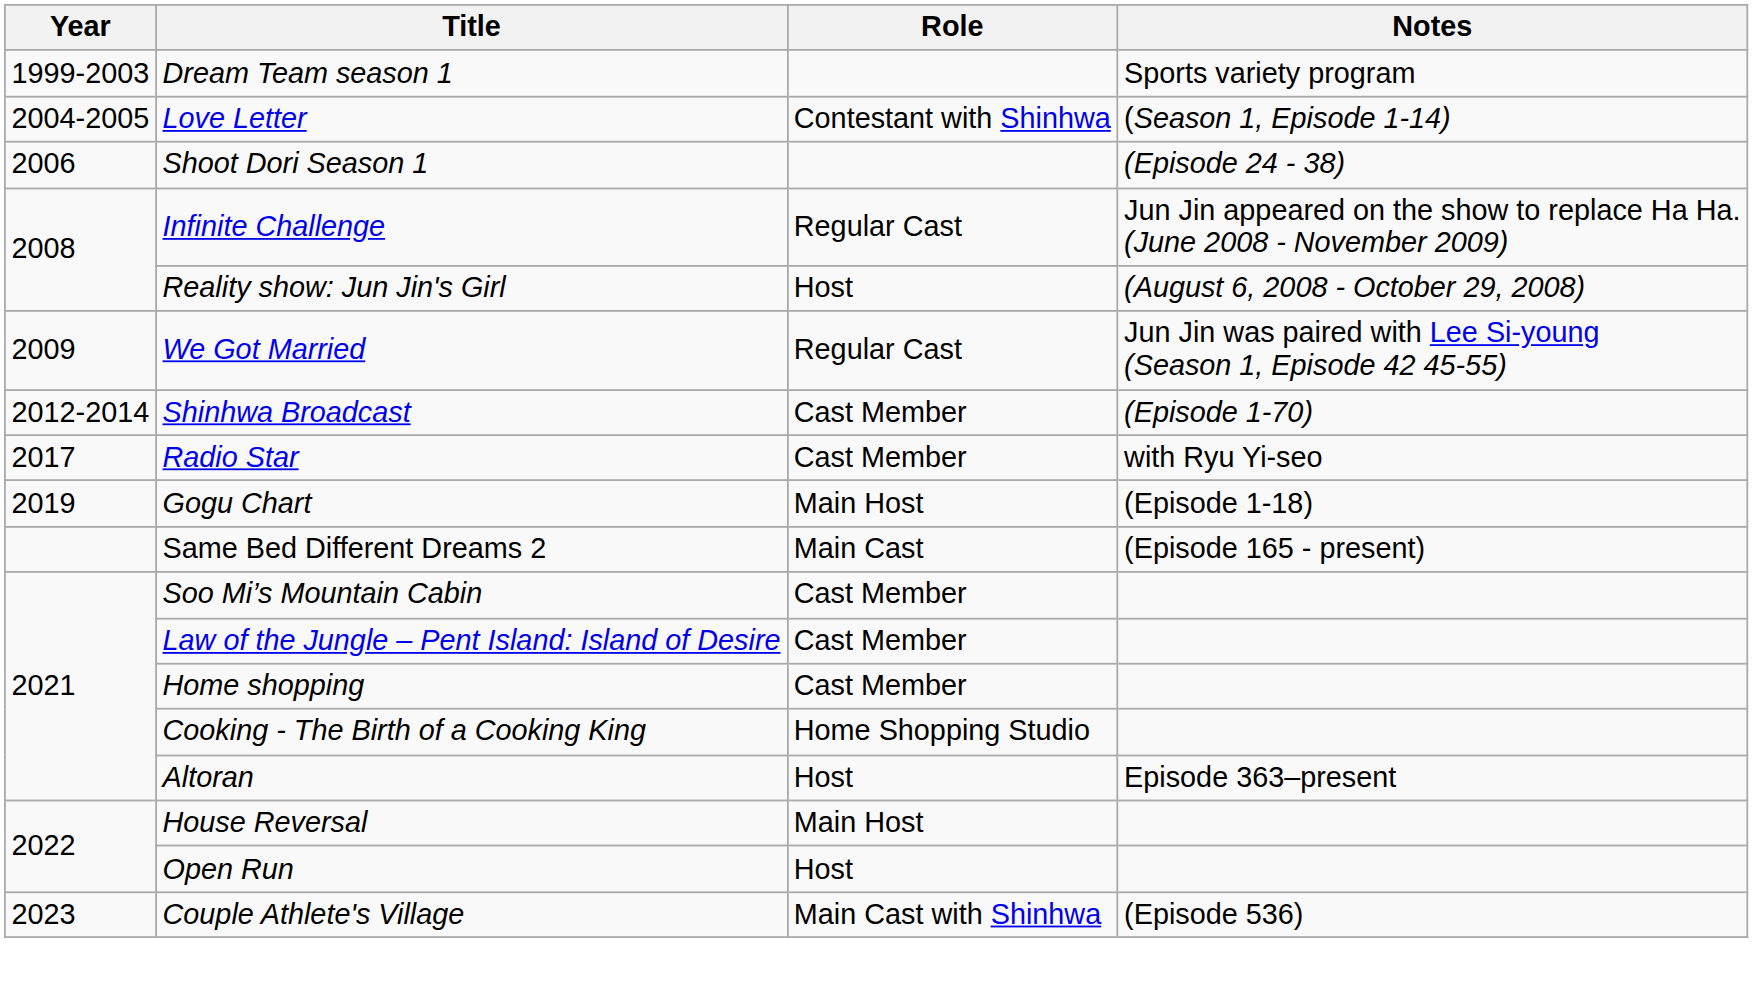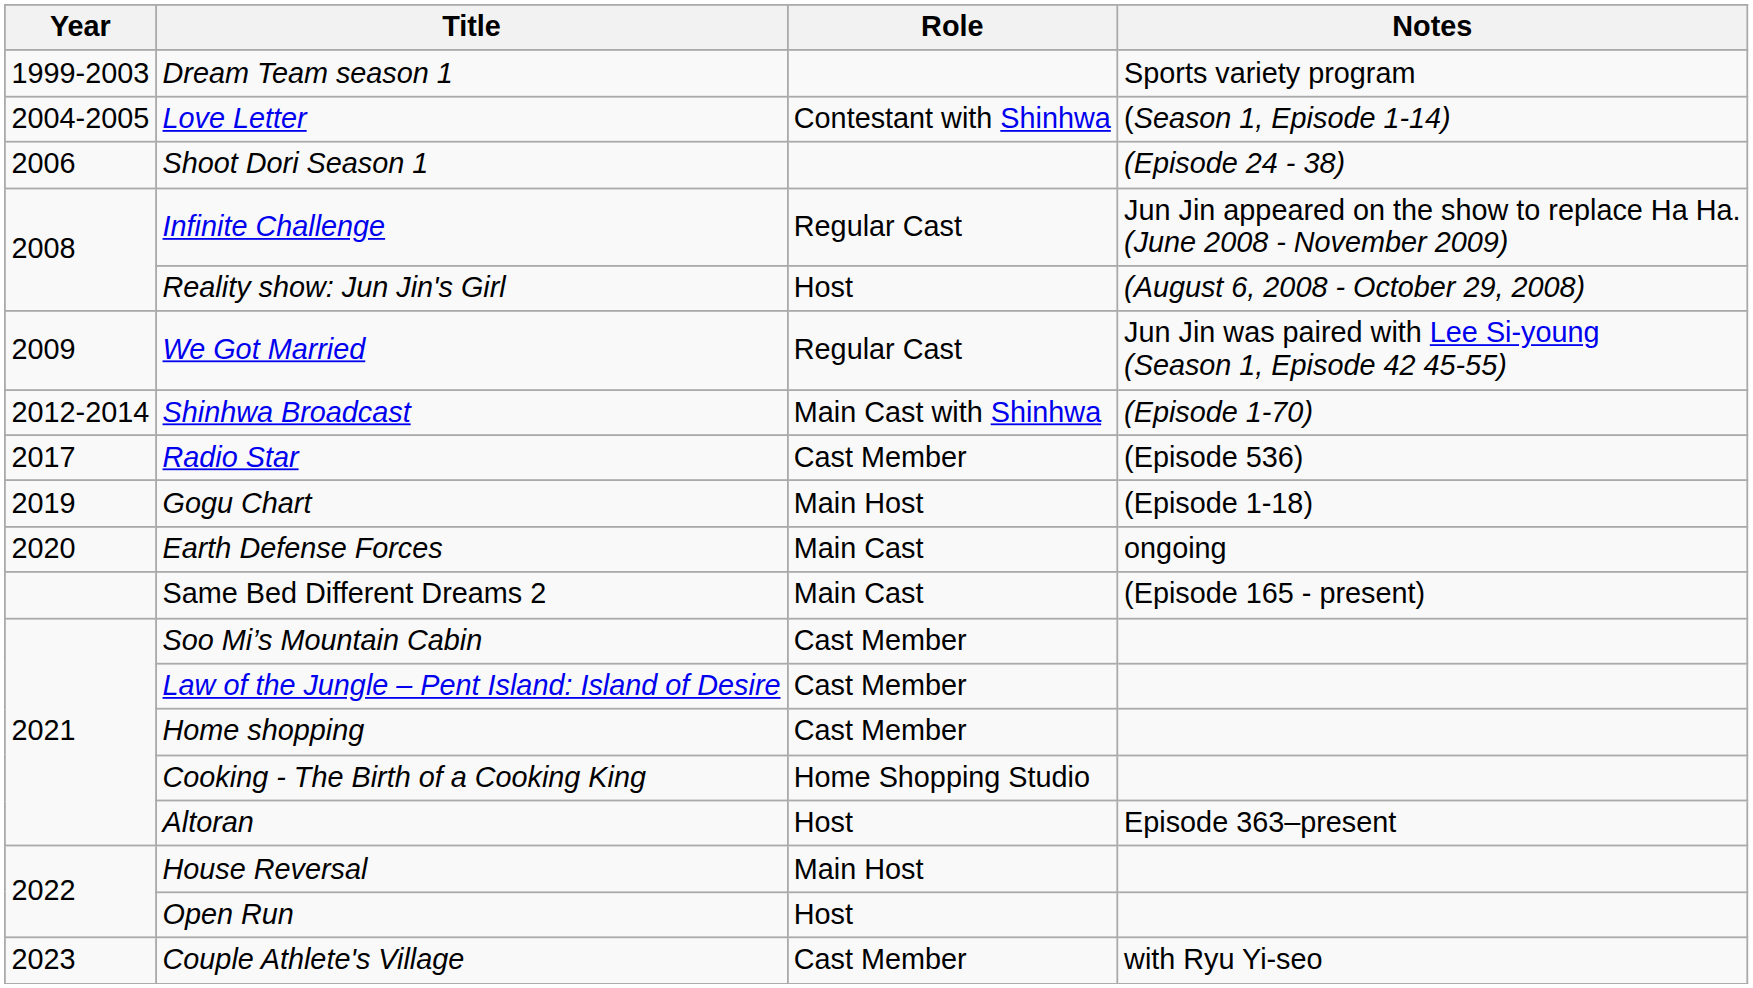(880, 411) Cast Member -> (947, 411) Main Cast with Shinhwa
(1223, 457) with Ryu Yi-seo -> (1214, 457) (Episode 536)
+ row: (303, 548)
(947, 914) Main Cast with Shinhwa -> (880, 959) Cast Member
(1214, 914) (Episode 536) -> (1223, 959) with Ryu Yi-seo
